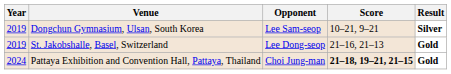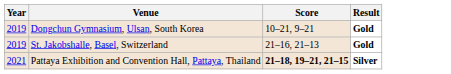- column: (295, 12)
(430, 29) Silver -> (363, 29) Gold
(16, 61) 2024 -> (16, 61) 2021
(428, 61) Gold -> (365, 61) Silver
